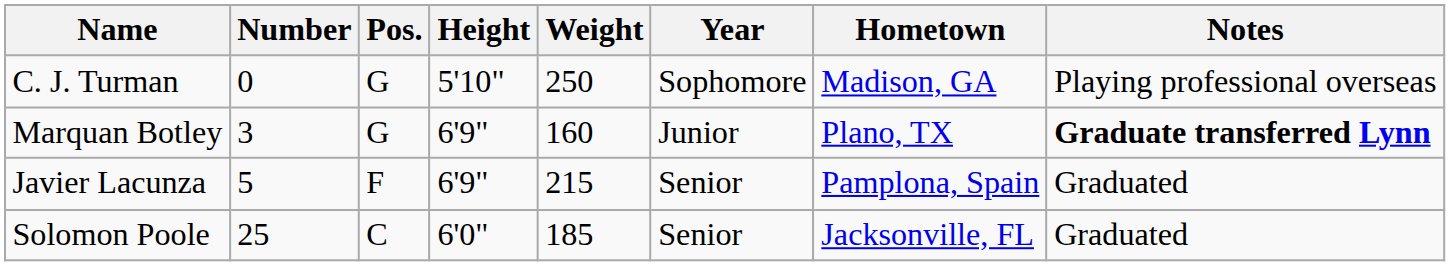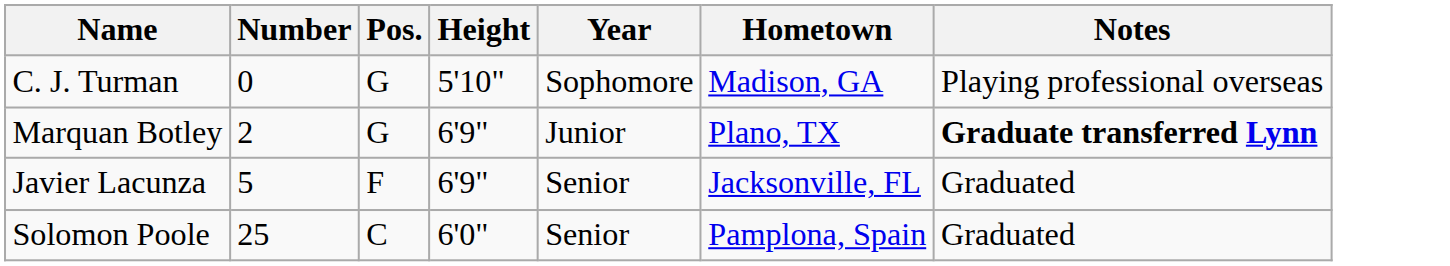- column: (594, 30)
(245, 132) 3 -> (245, 132) 2
(930, 183) Pamplona, Spain -> (815, 183) Jacksonville, FL
(928, 234) Jacksonville, FL -> (817, 234) Pamplona, Spain
